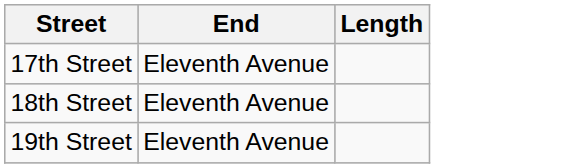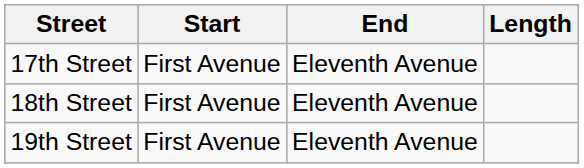+ column: (212, 24)
